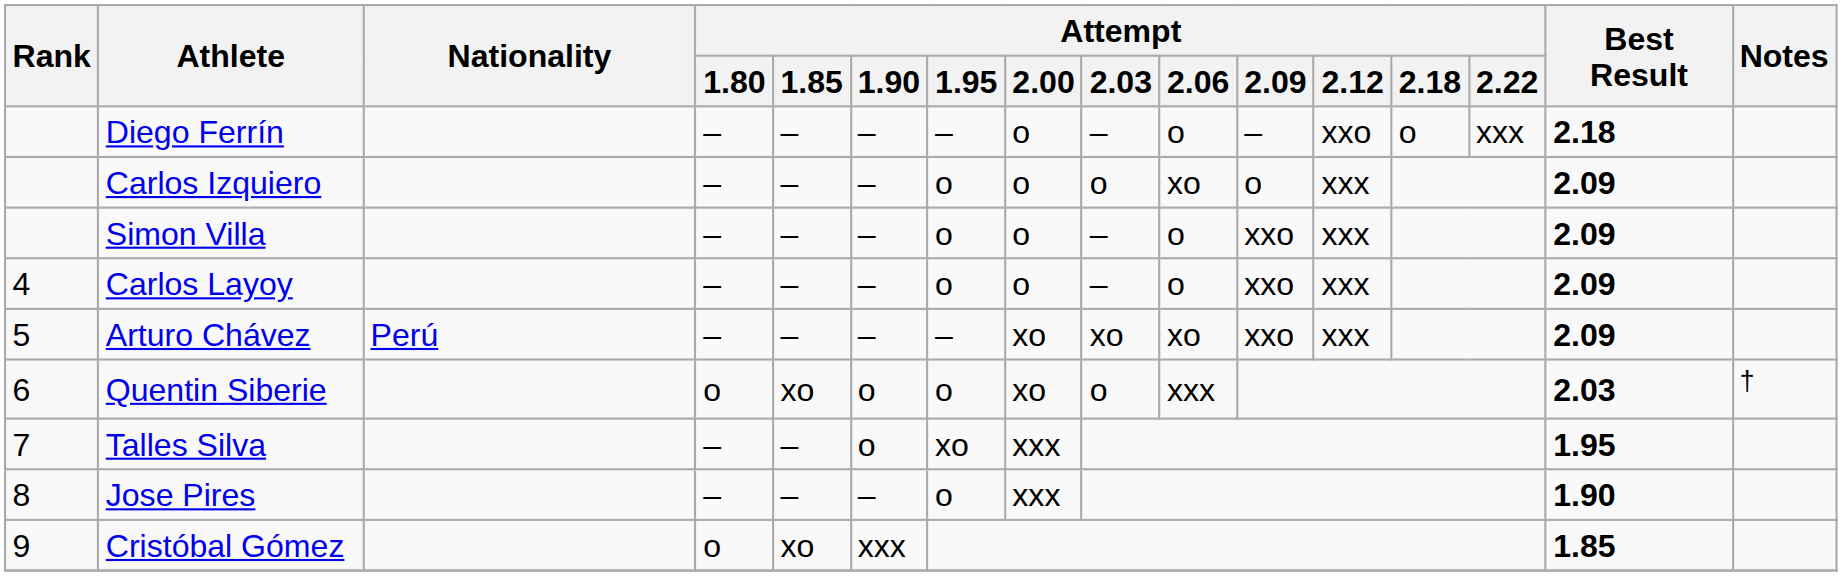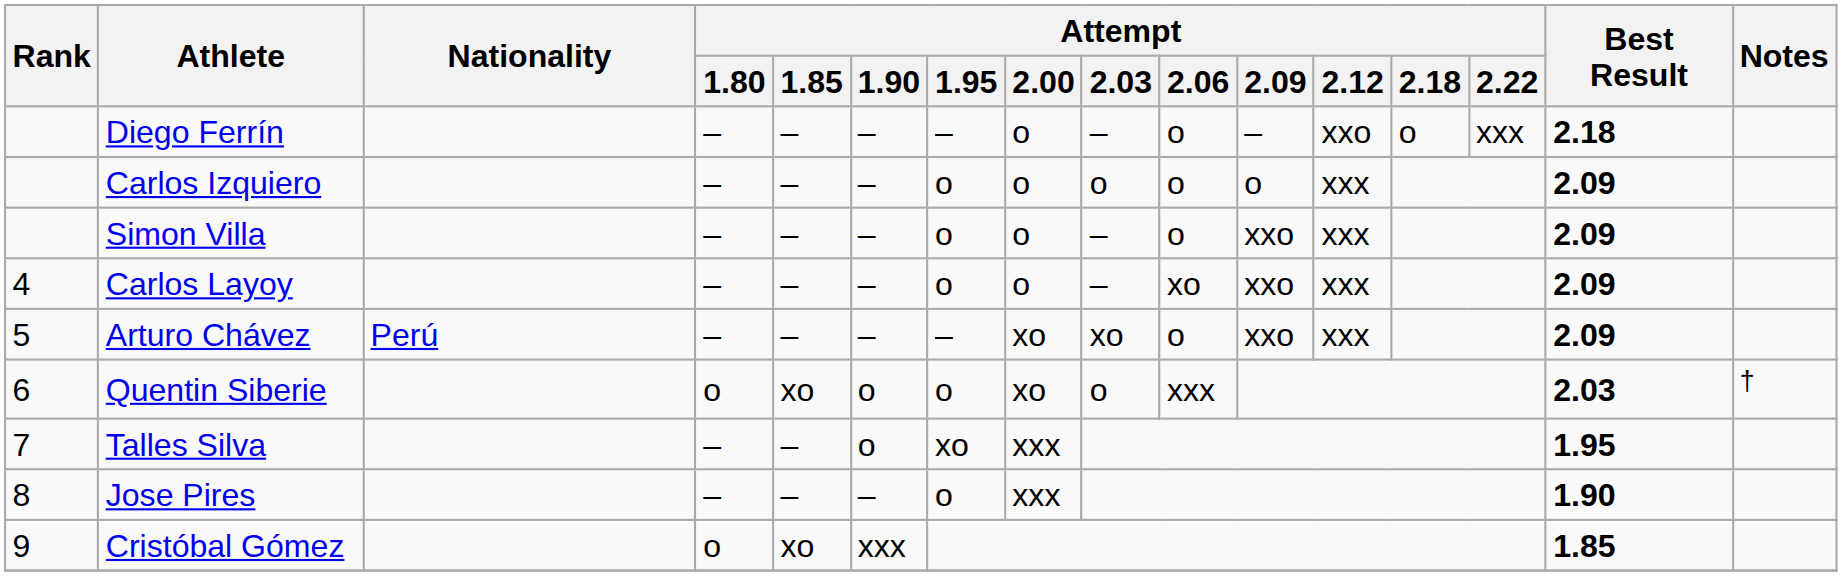(1184, 183) xo -> (1176, 183) o
(1176, 284) o -> (1184, 284) xo
(1184, 335) xo -> (1176, 335) o
